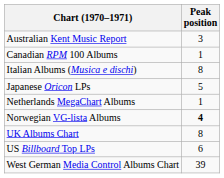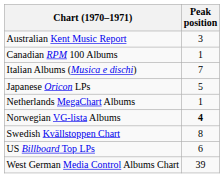(200, 70) 8 -> (200, 70) 7
+ row: (63, 133)
- row: (43, 133)
